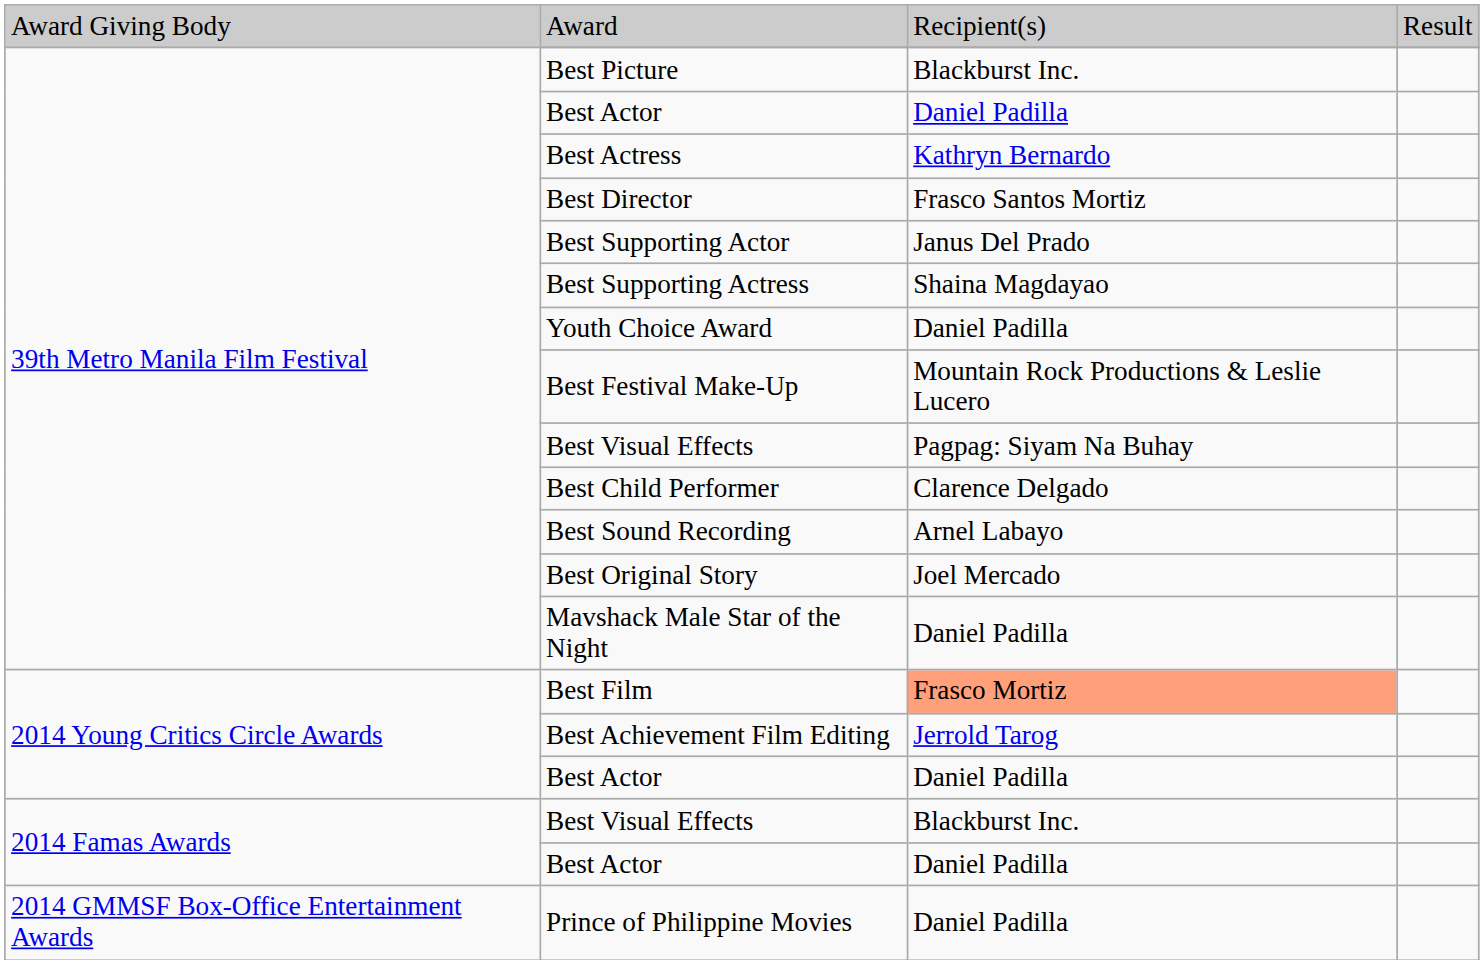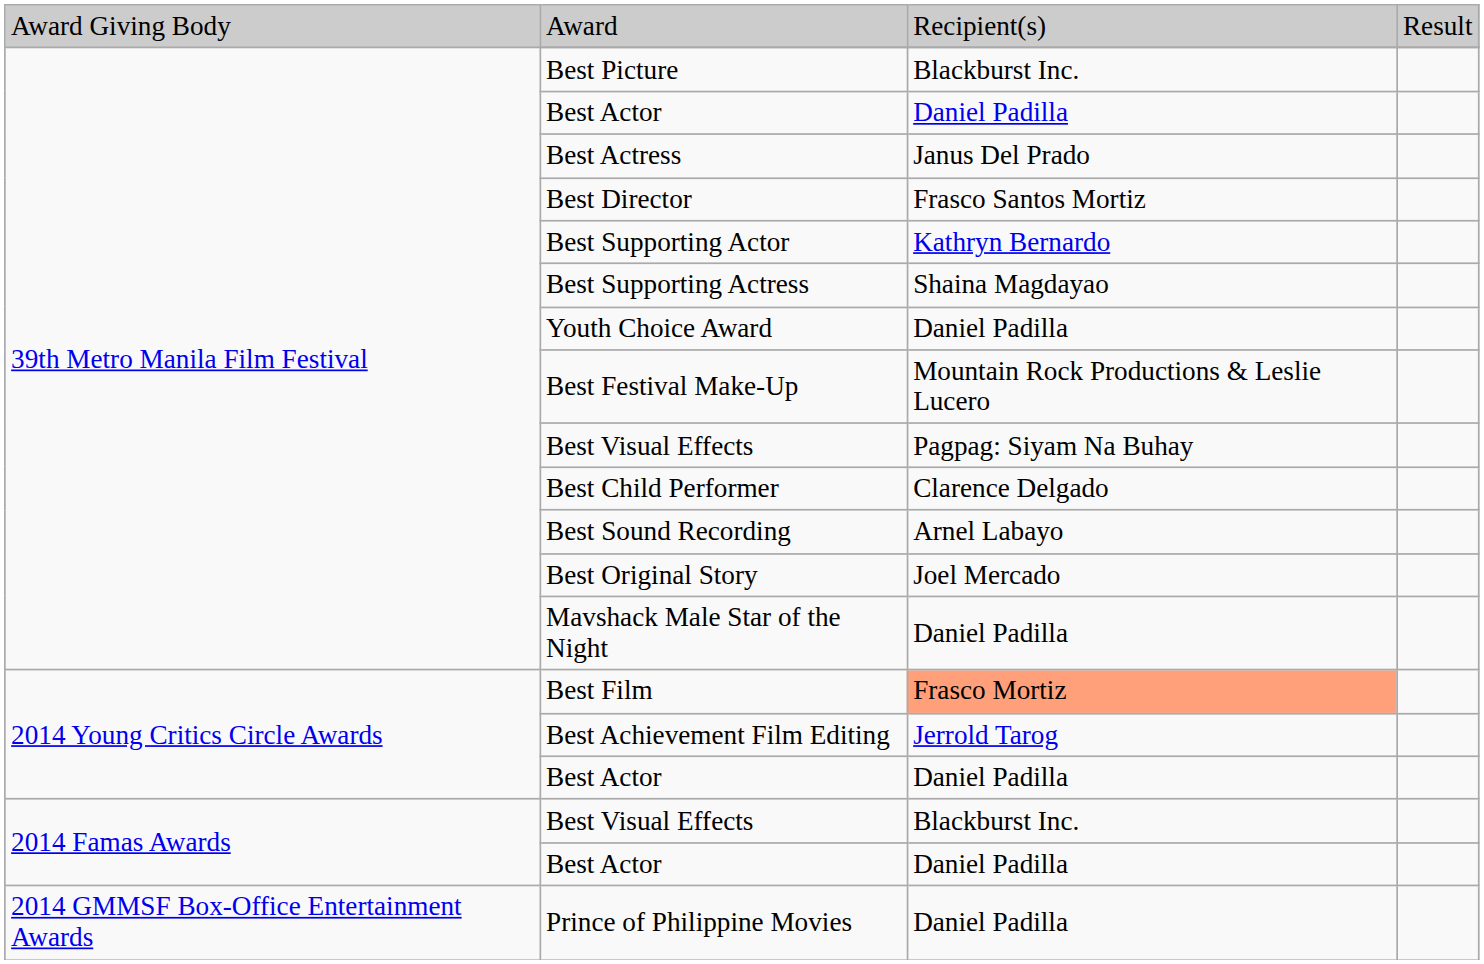(1012, 155) Kathryn Bernardo -> (1002, 155) Janus Del Prado
(1002, 241) Janus Del Prado -> (1012, 241) Kathryn Bernardo
